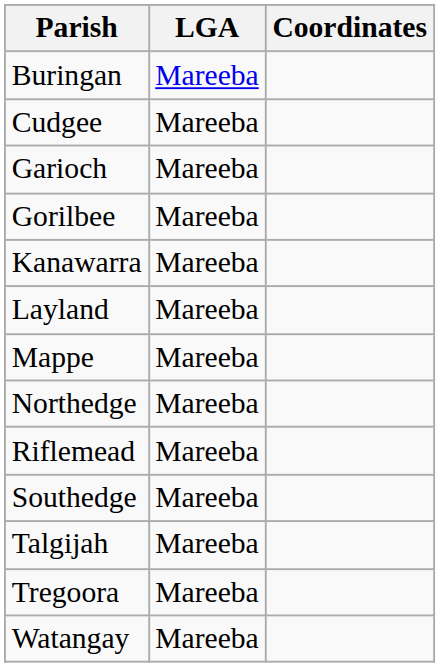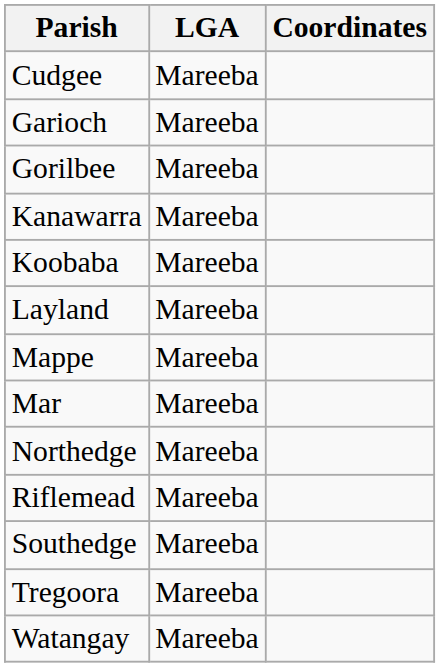- row: (67, 74)
+ row: (65, 262)
+ row: (36, 403)
- row: (60, 544)
